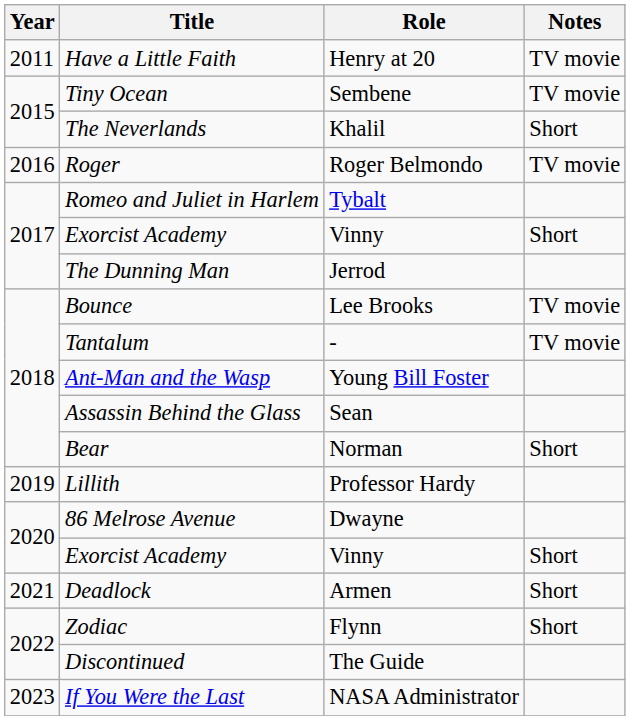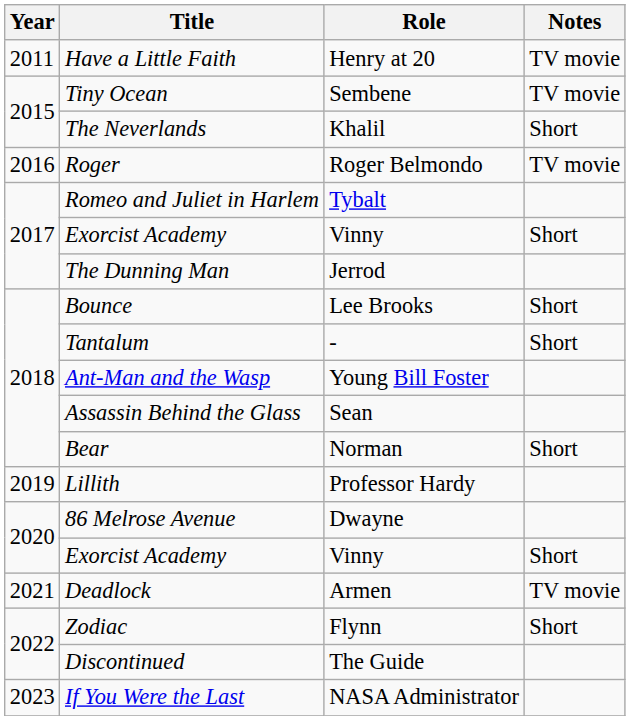(575, 306) TV movie -> (554, 306) Short
(575, 341) TV movie -> (554, 341) Short
(554, 590) Short -> (575, 590) TV movie
